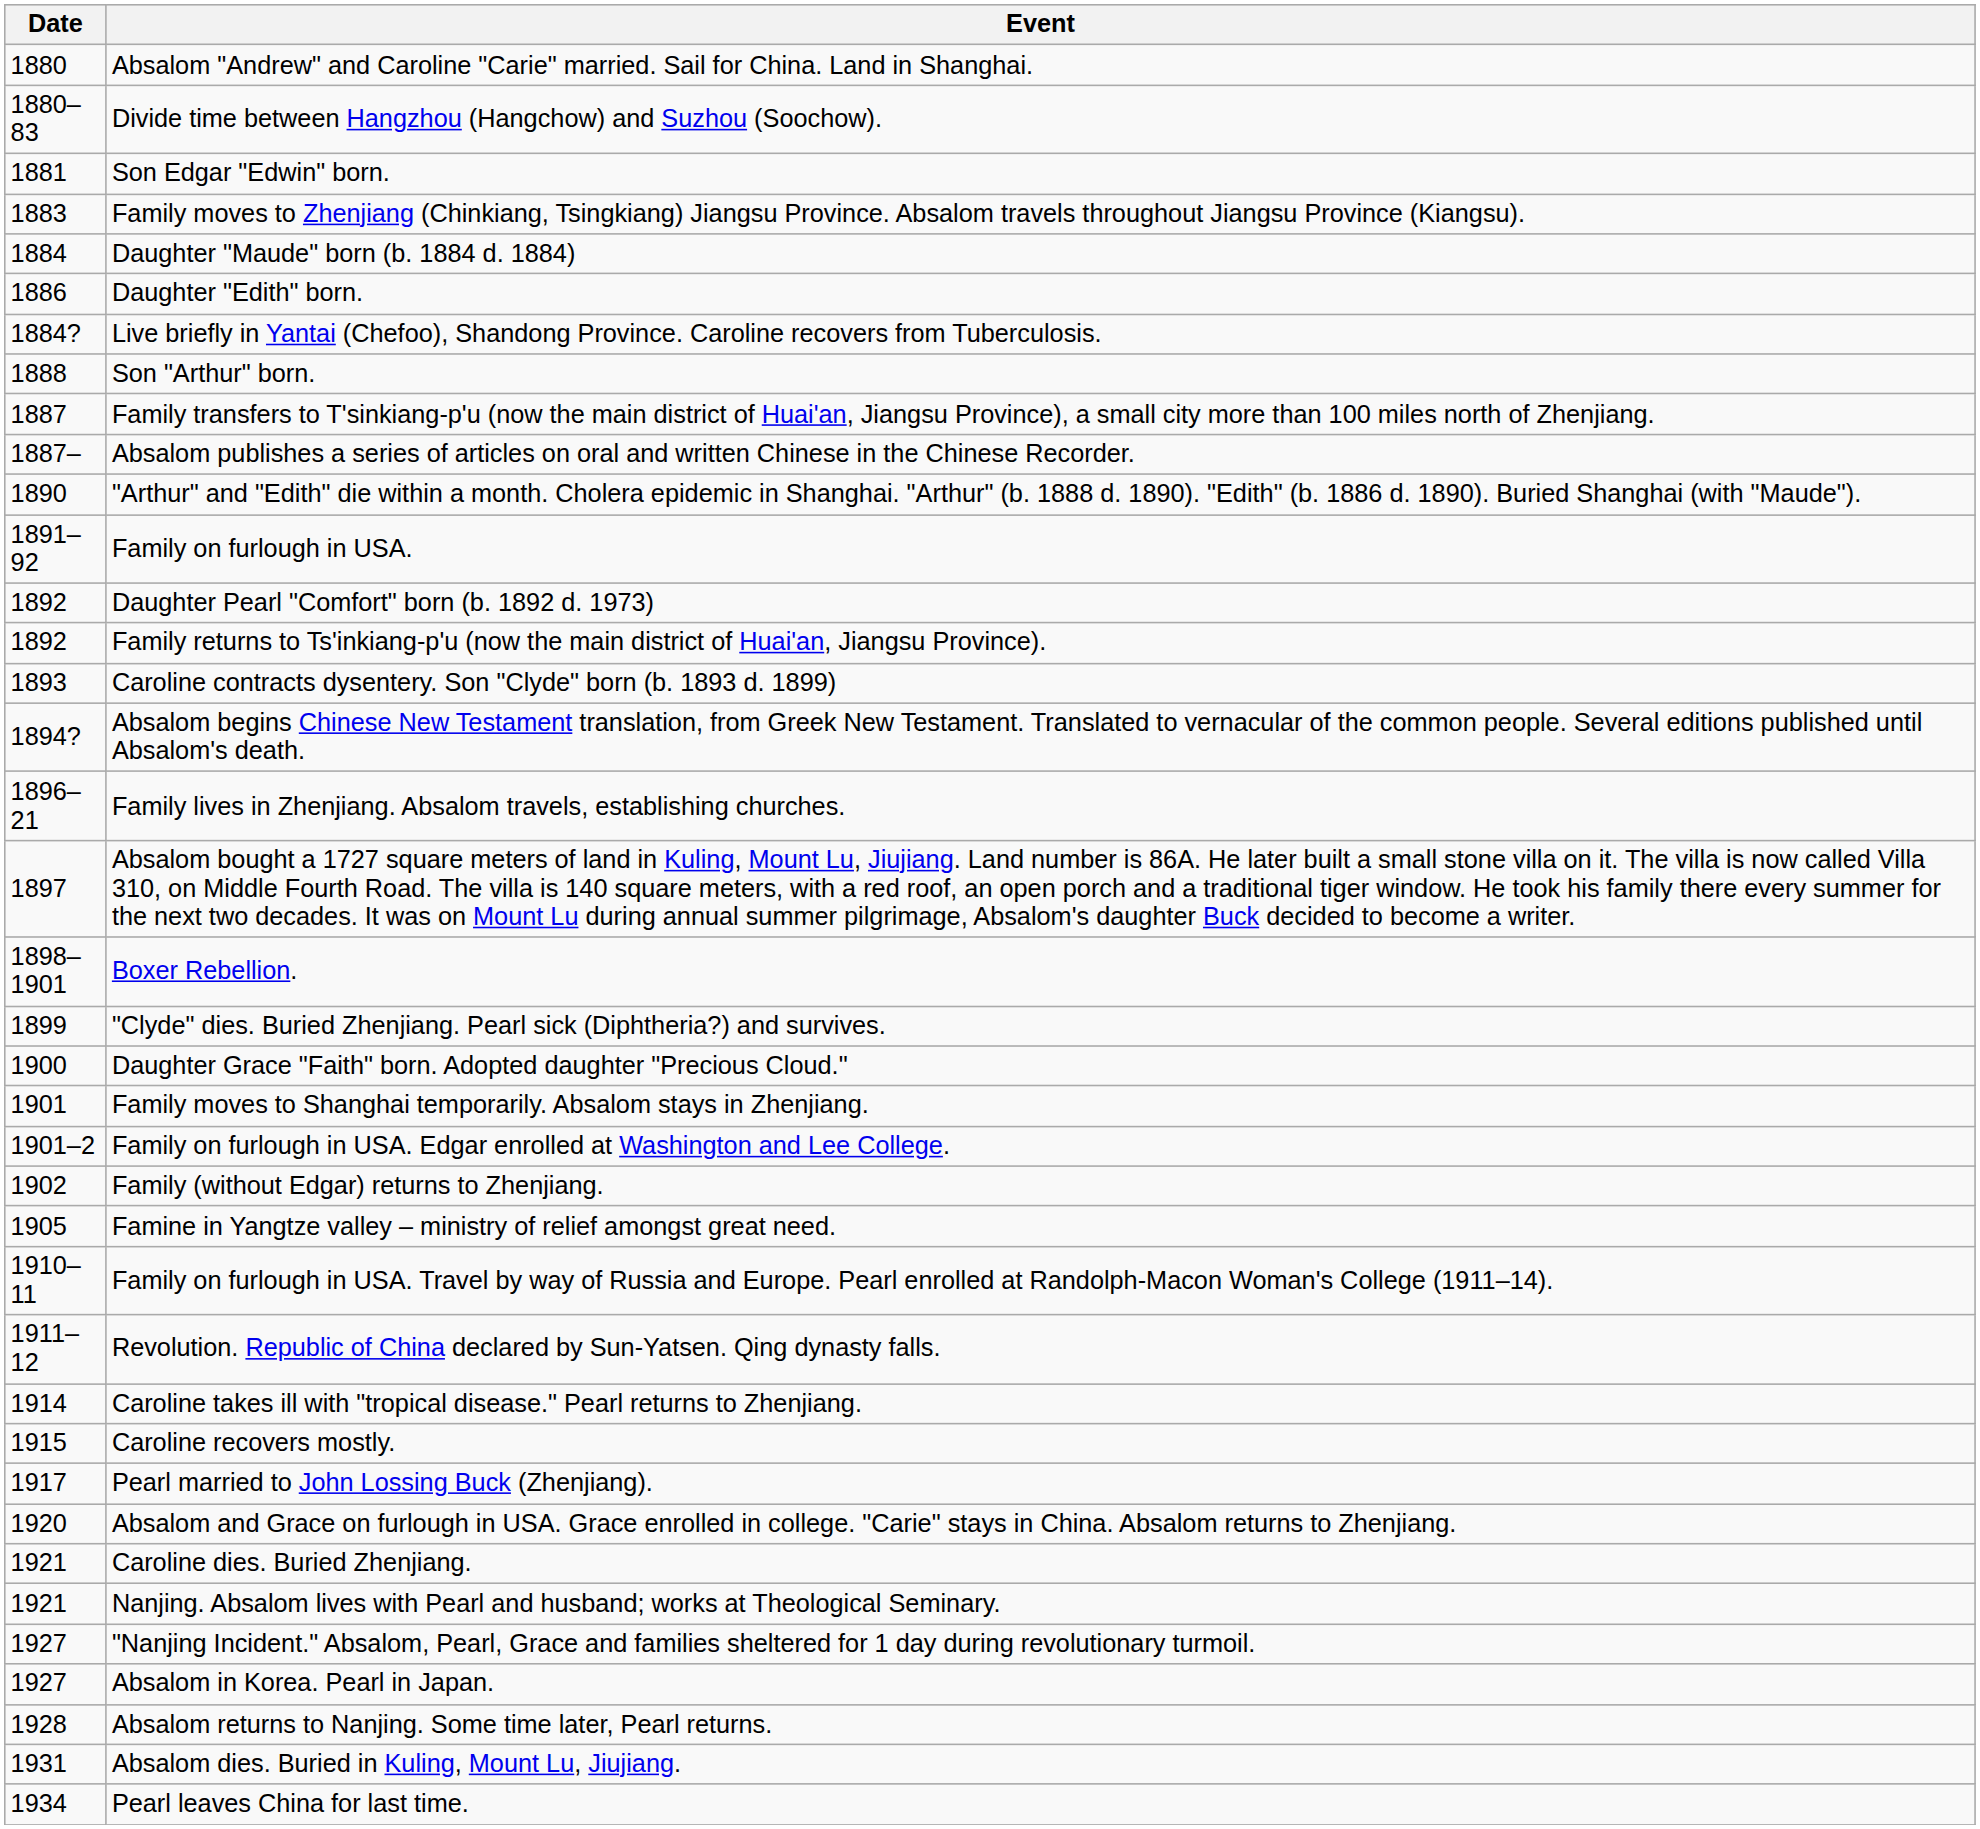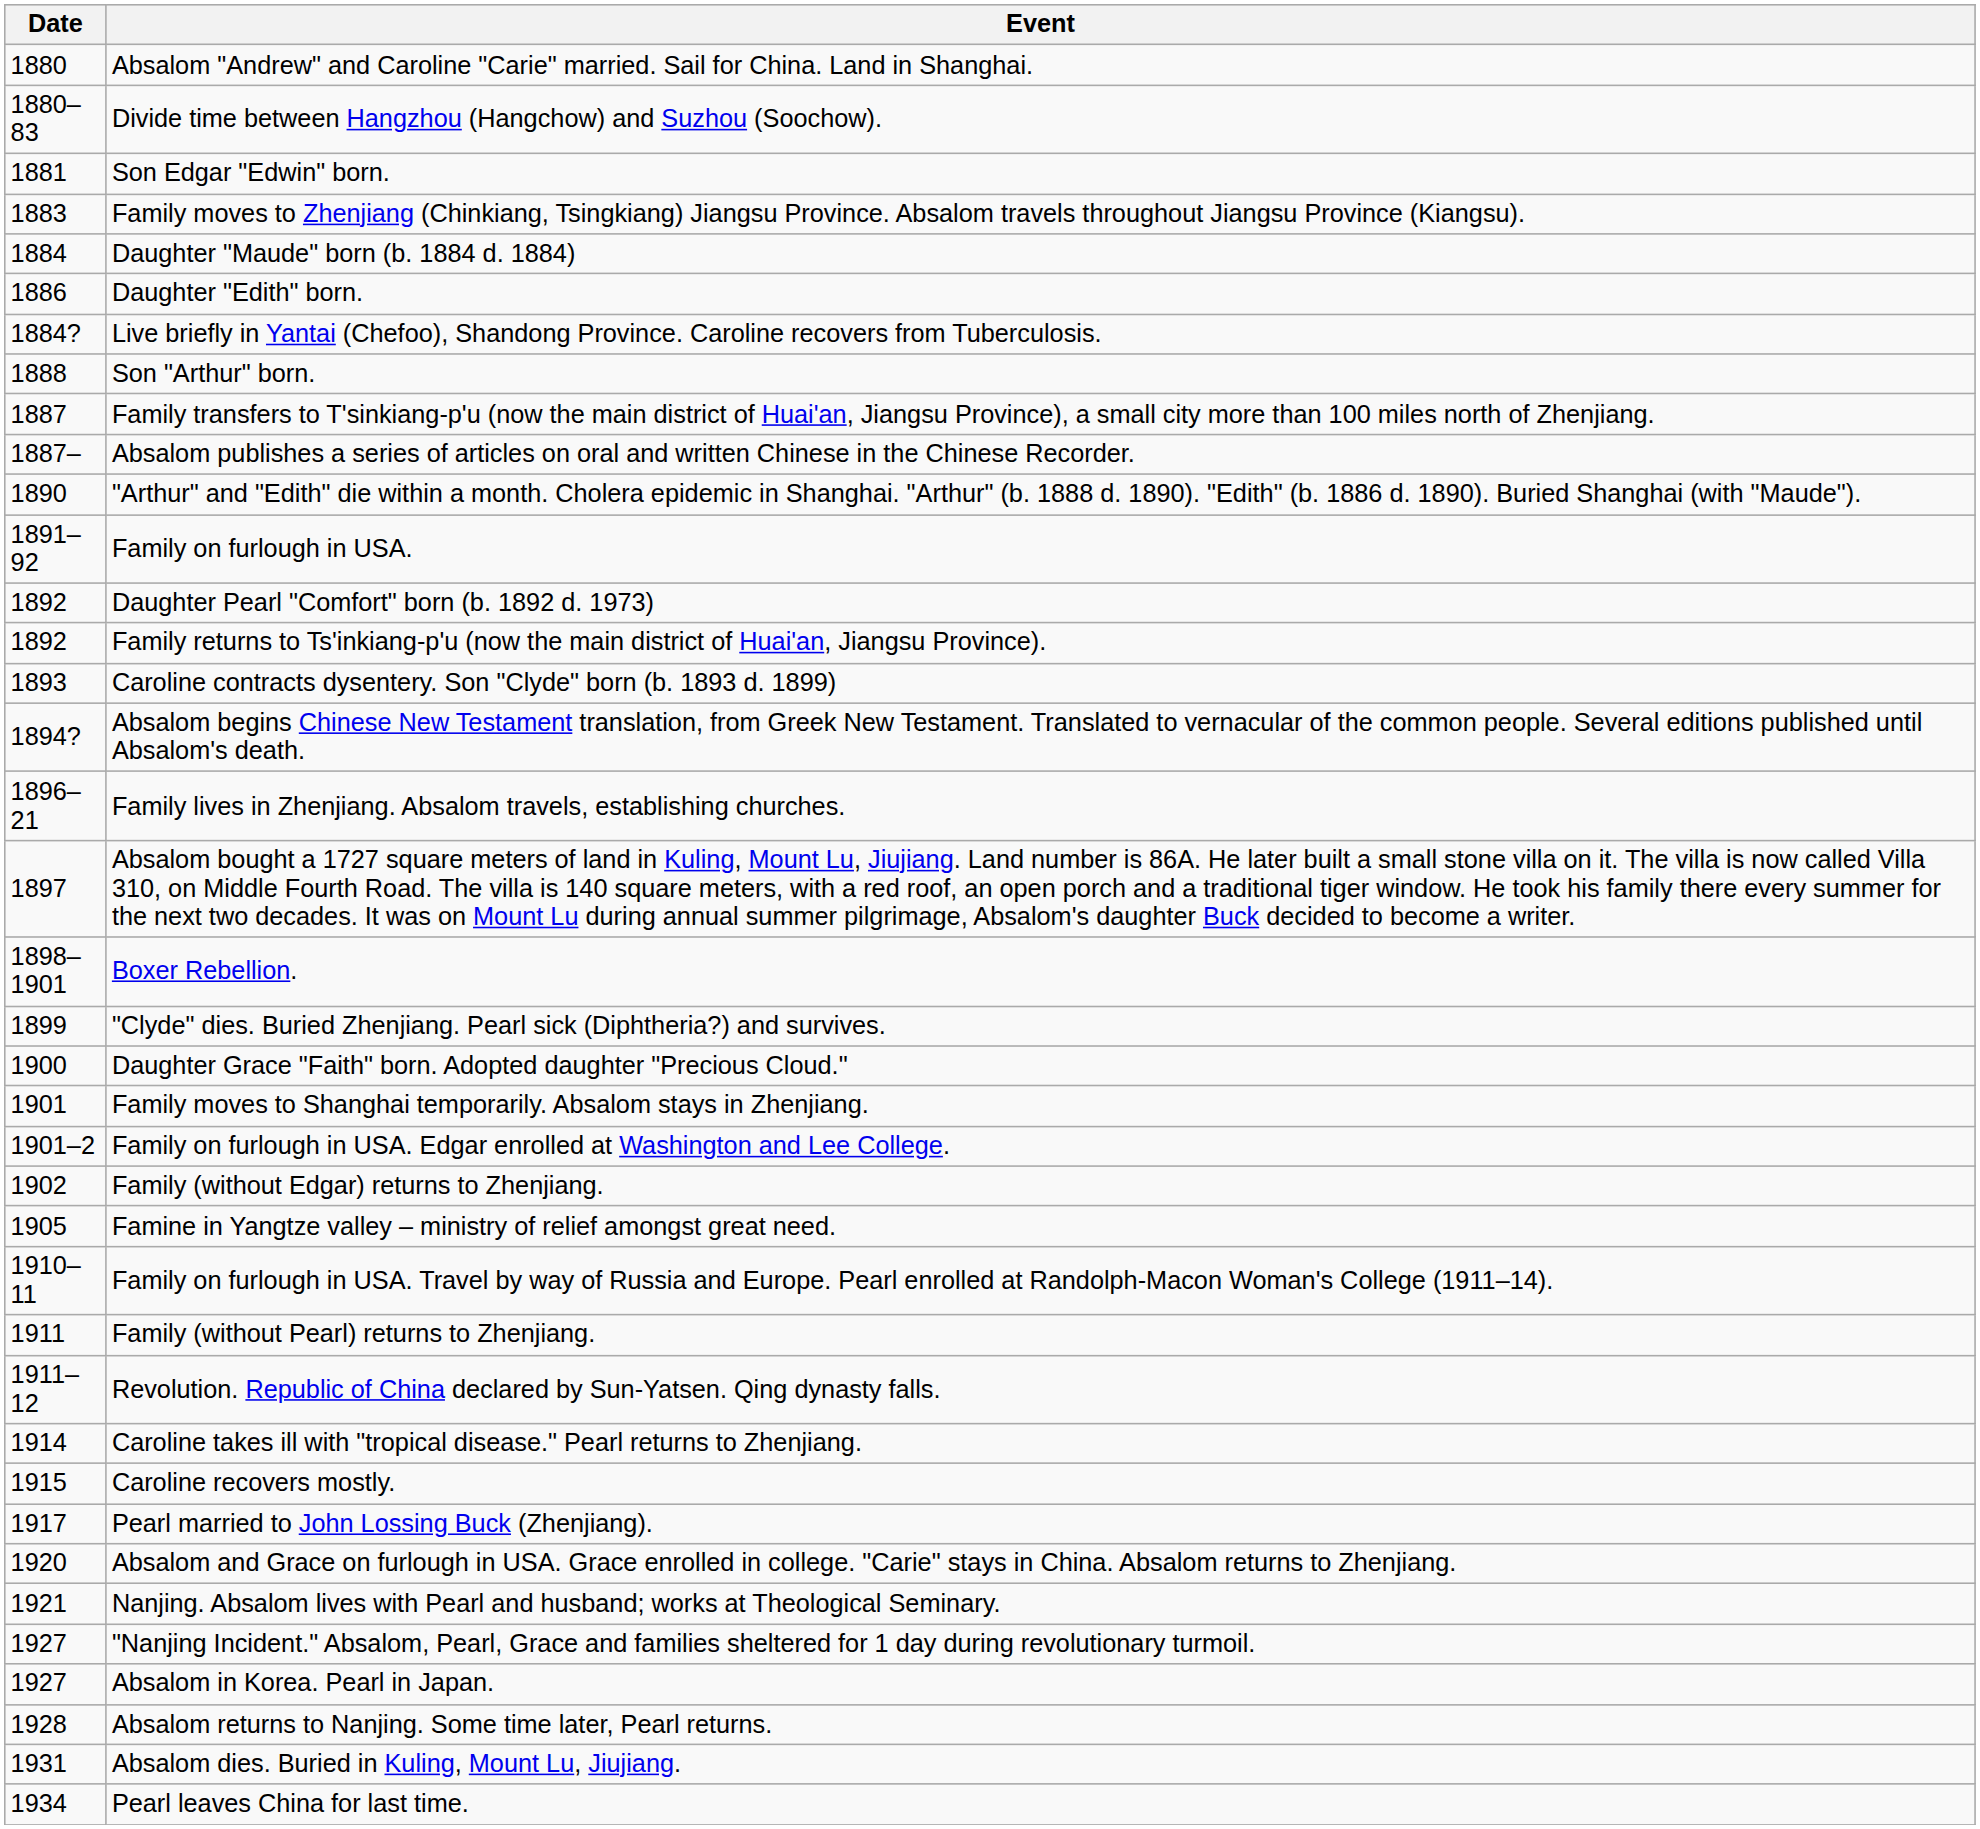+ row: (354, 1334)
- row: (292, 1563)
